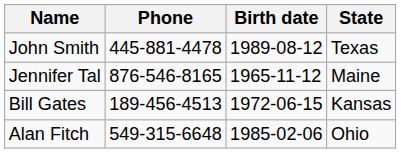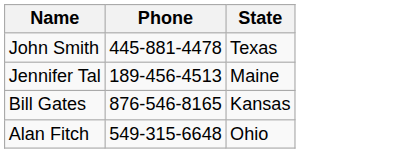- column: (276, 18)
(165, 76) 876-546-8165 -> (165, 76) 189-456-4513
(165, 104) 189-456-4513 -> (165, 104) 876-546-8165
